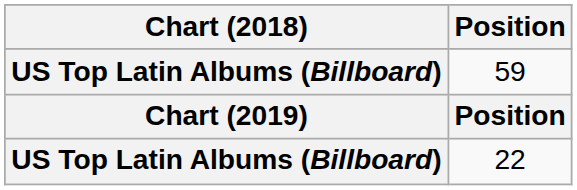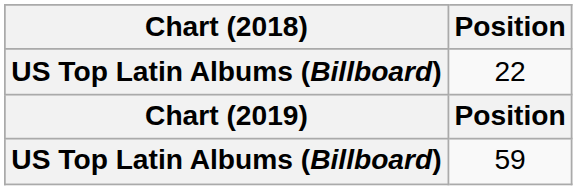rows swapped: (510, 160) <-> (510, 71)
